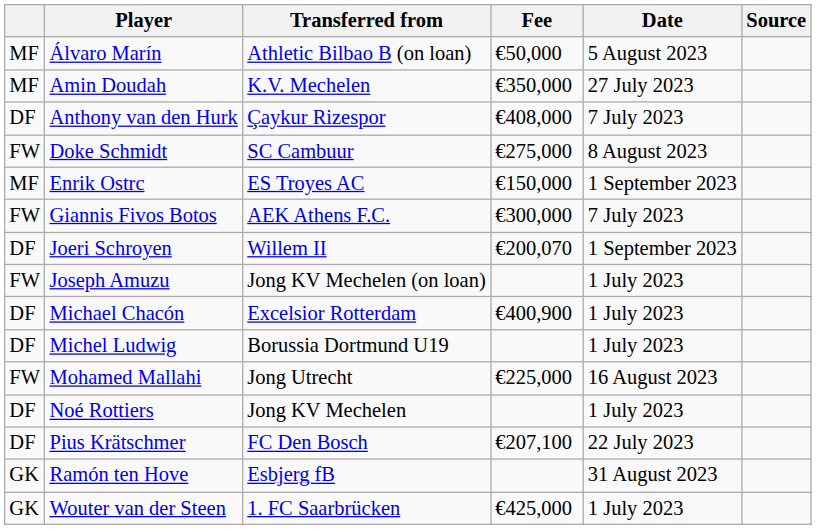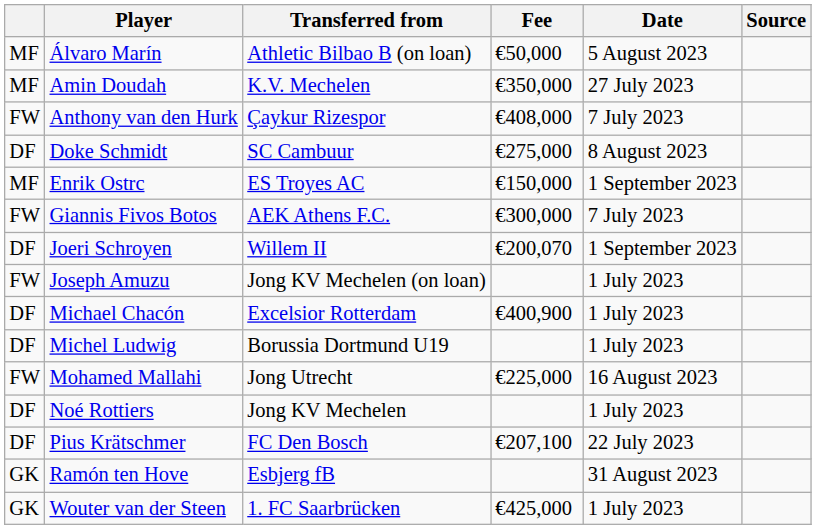(22, 118) DF -> (25, 118) FW
(25, 150) FW -> (22, 150) DF
